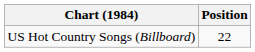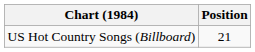(225, 36) 22 -> (225, 36) 21
